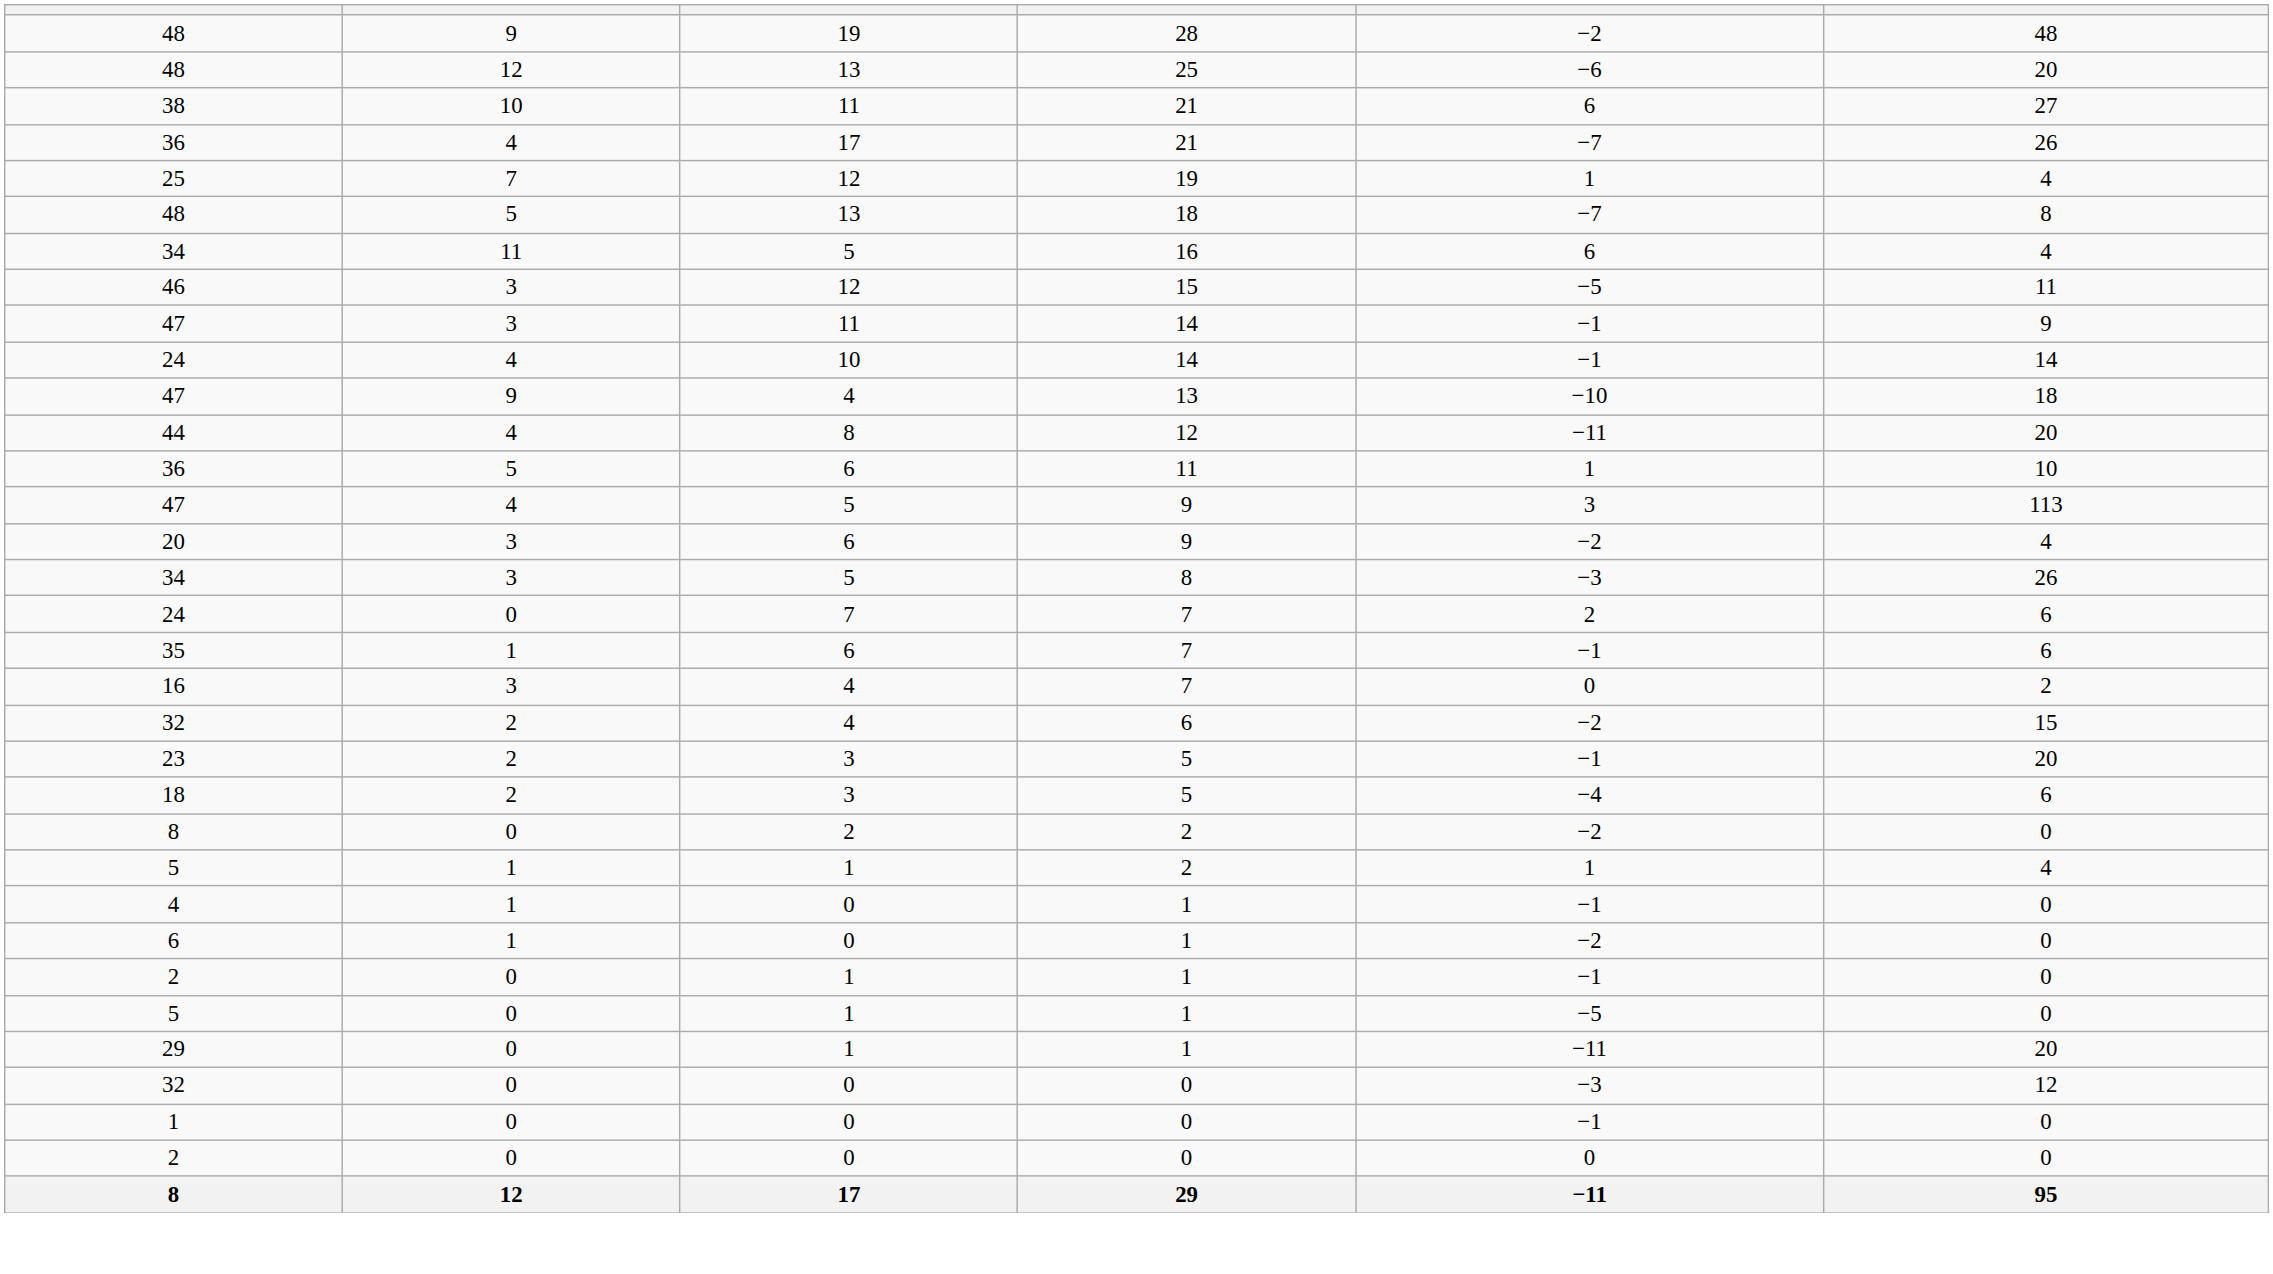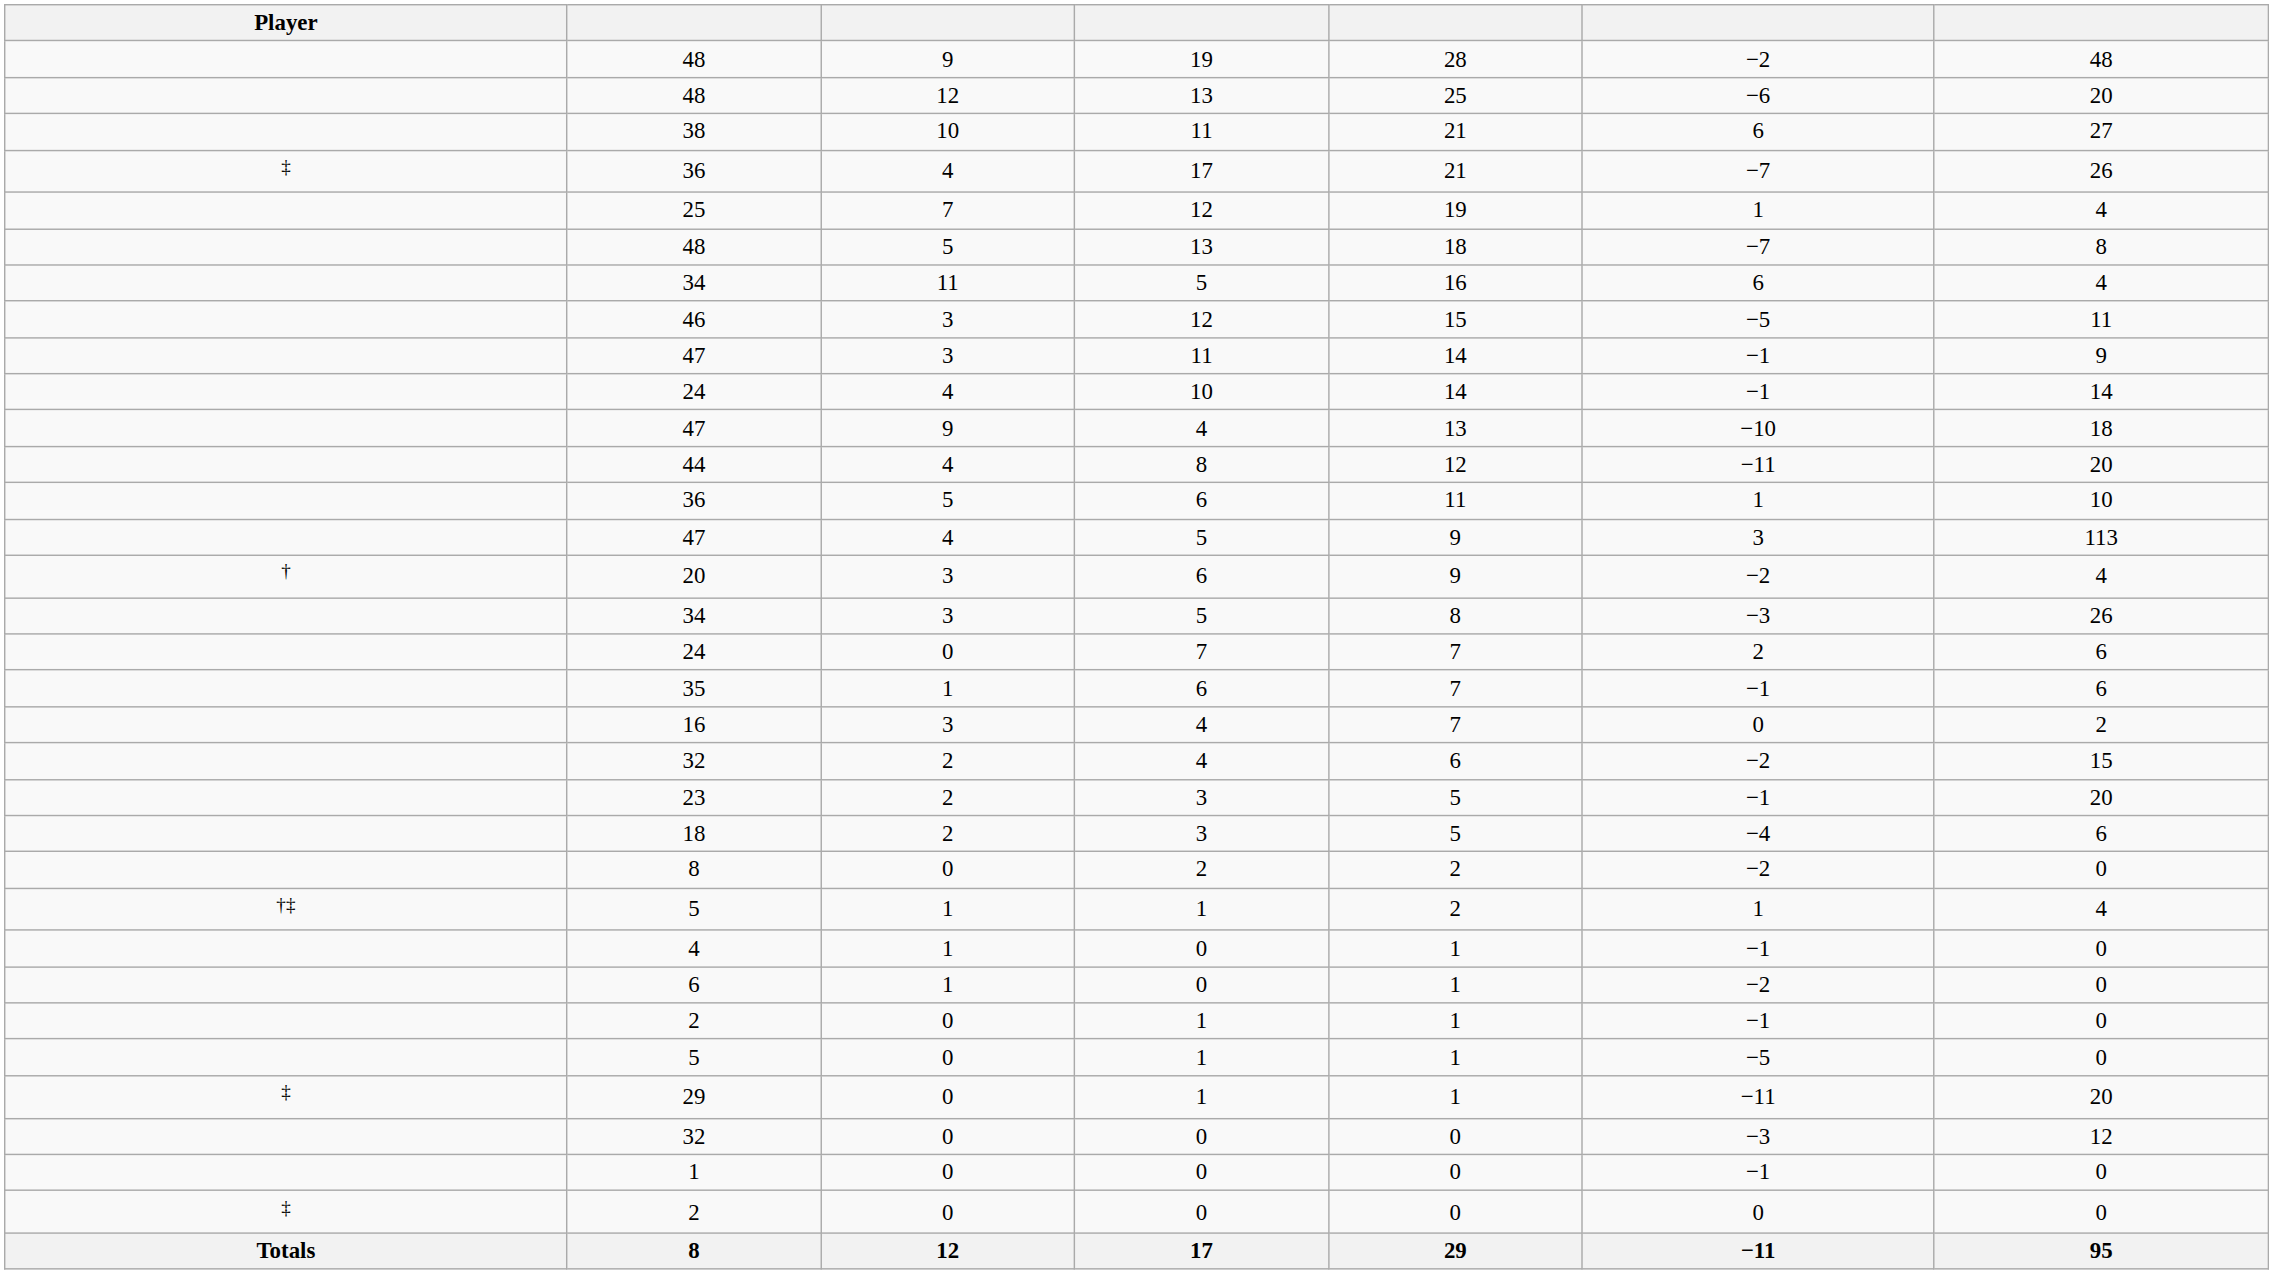+ column: (286, 22)
